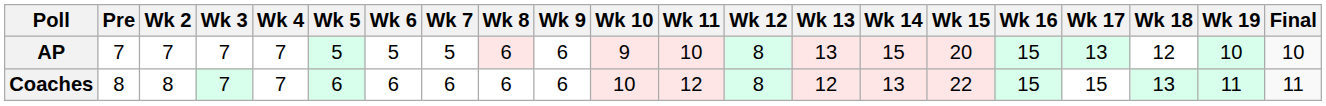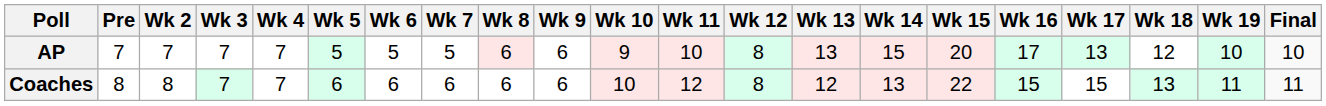(1029, 52) 15 -> (1029, 52) 17
